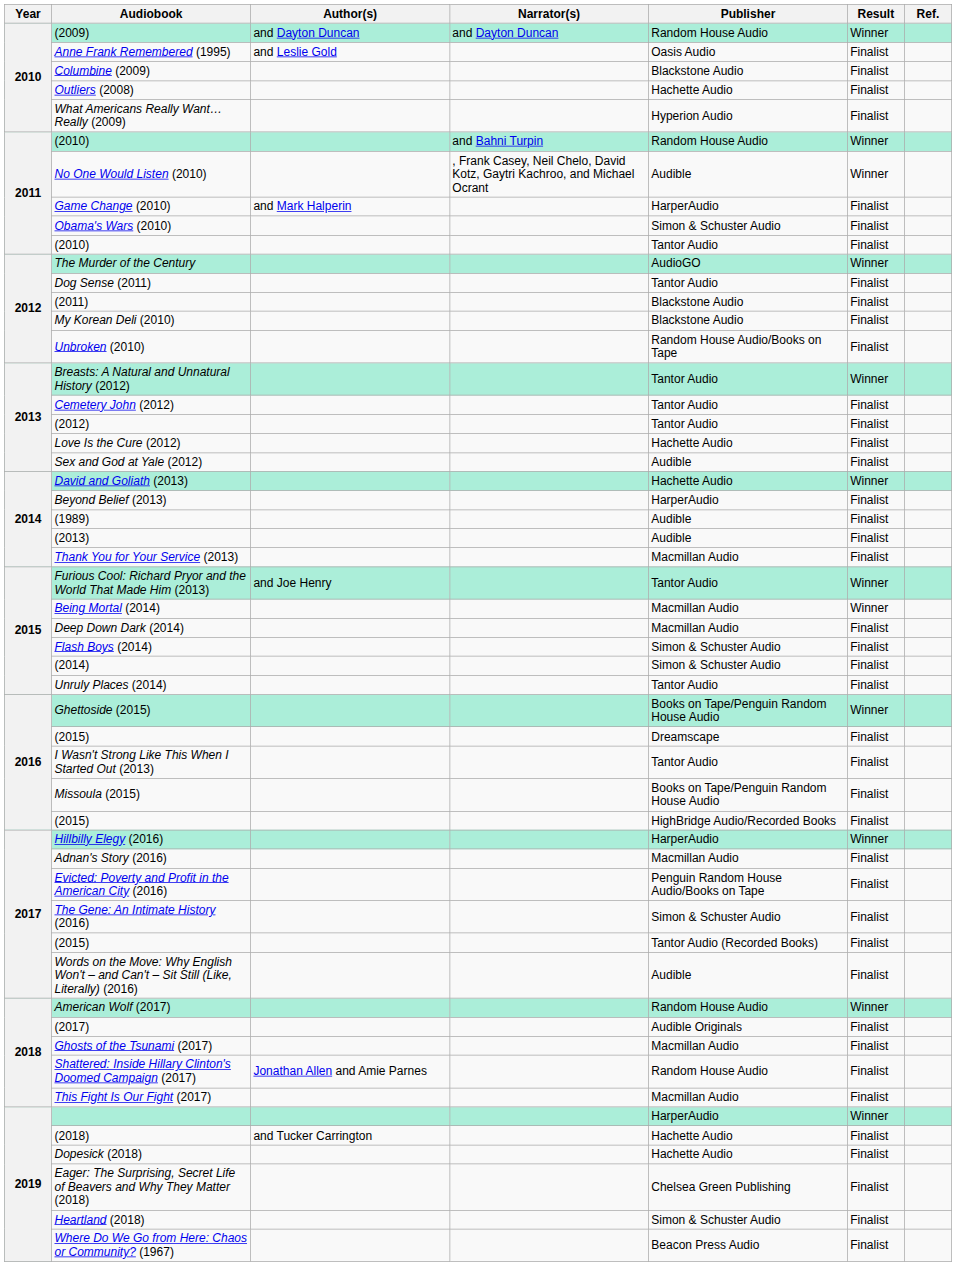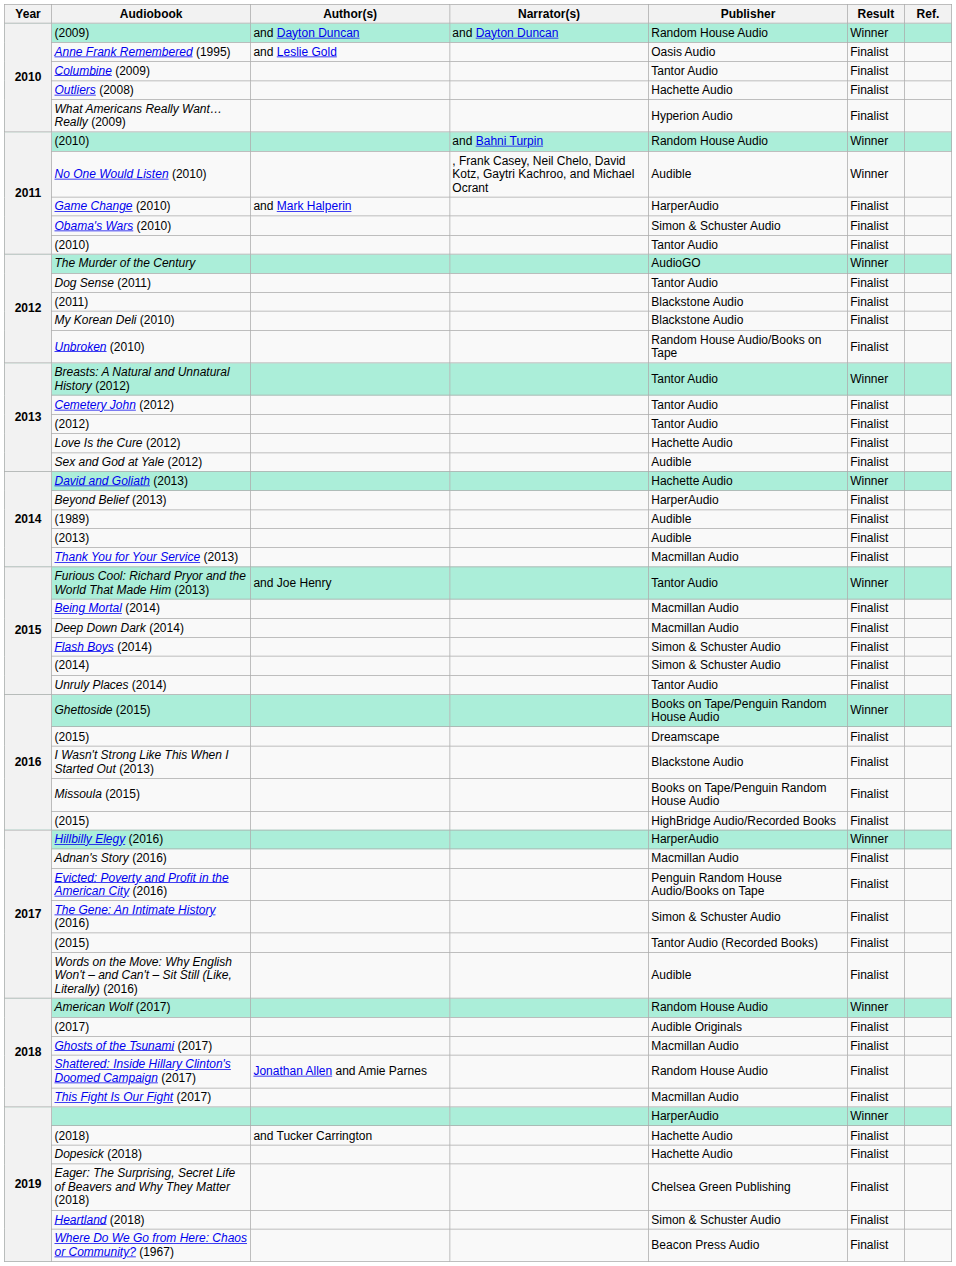(697, 71) Blackstone Audio -> (685, 71) Tantor Audio
(869, 608) Winner -> (869, 608) Finalist
(685, 762) Tantor Audio -> (697, 762) Blackstone Audio
